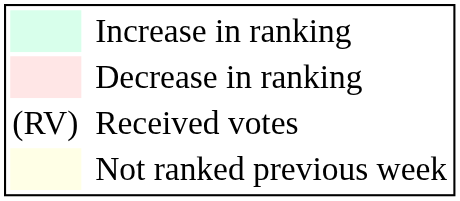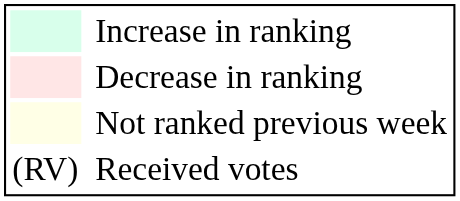rows swapped: (271, 168) <-> (197, 122)
